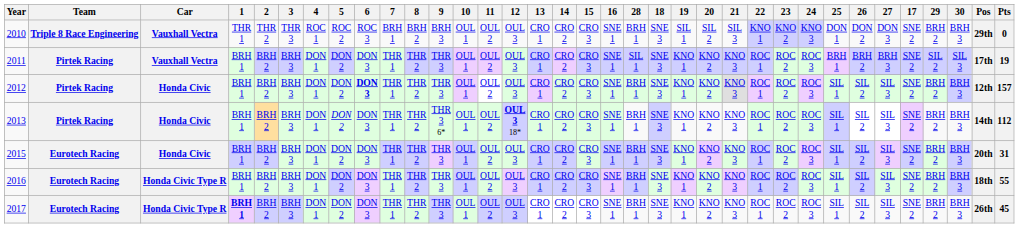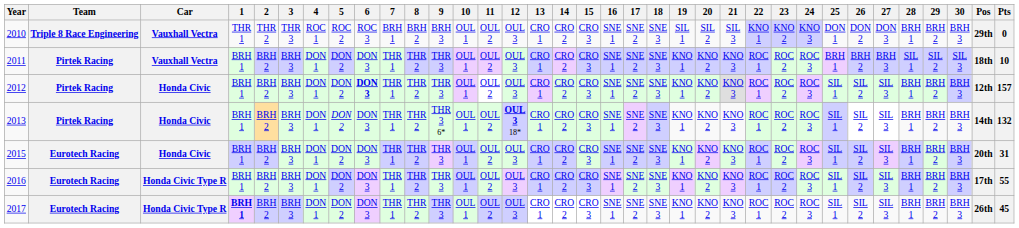columns swapped: (912, 12) <-> (636, 12)
(983, 60) 17th -> (983, 60) 18th
(1004, 60) 19 -> (1004, 60) 10
(1004, 121) 112 -> (1004, 121) 132
(983, 181) 18th -> (983, 181) 17th
